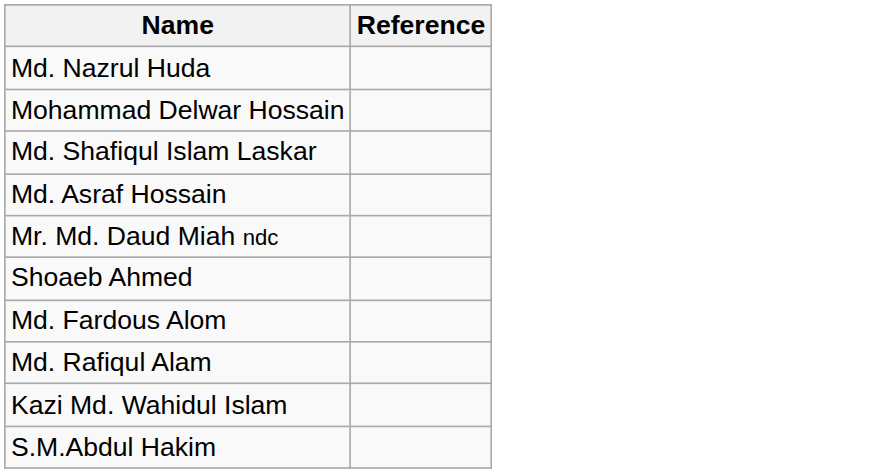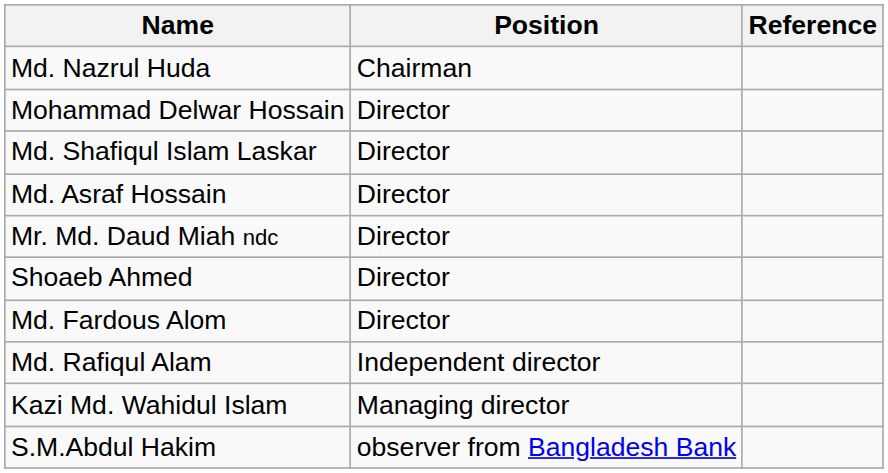+ column: (547, 25)
